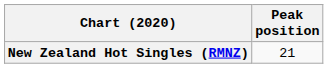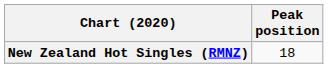(287, 53) 21 -> (287, 53) 18
